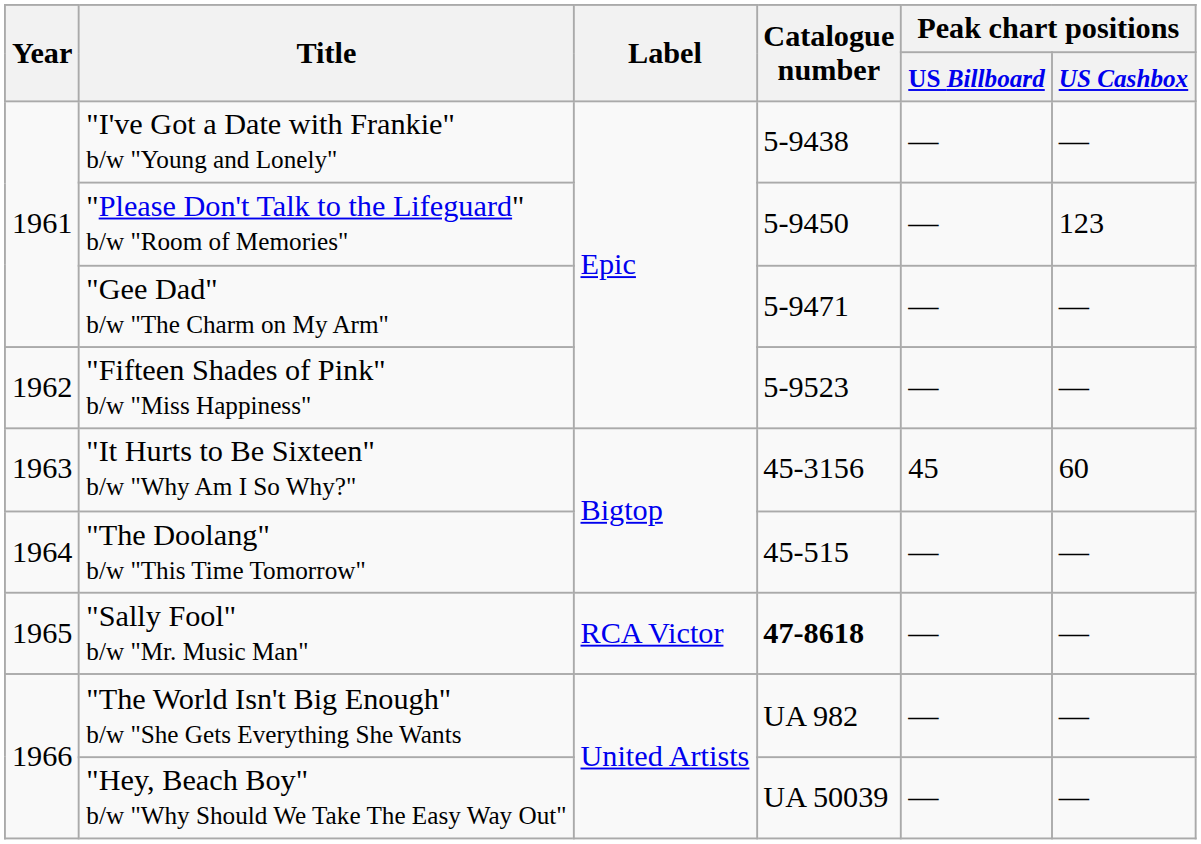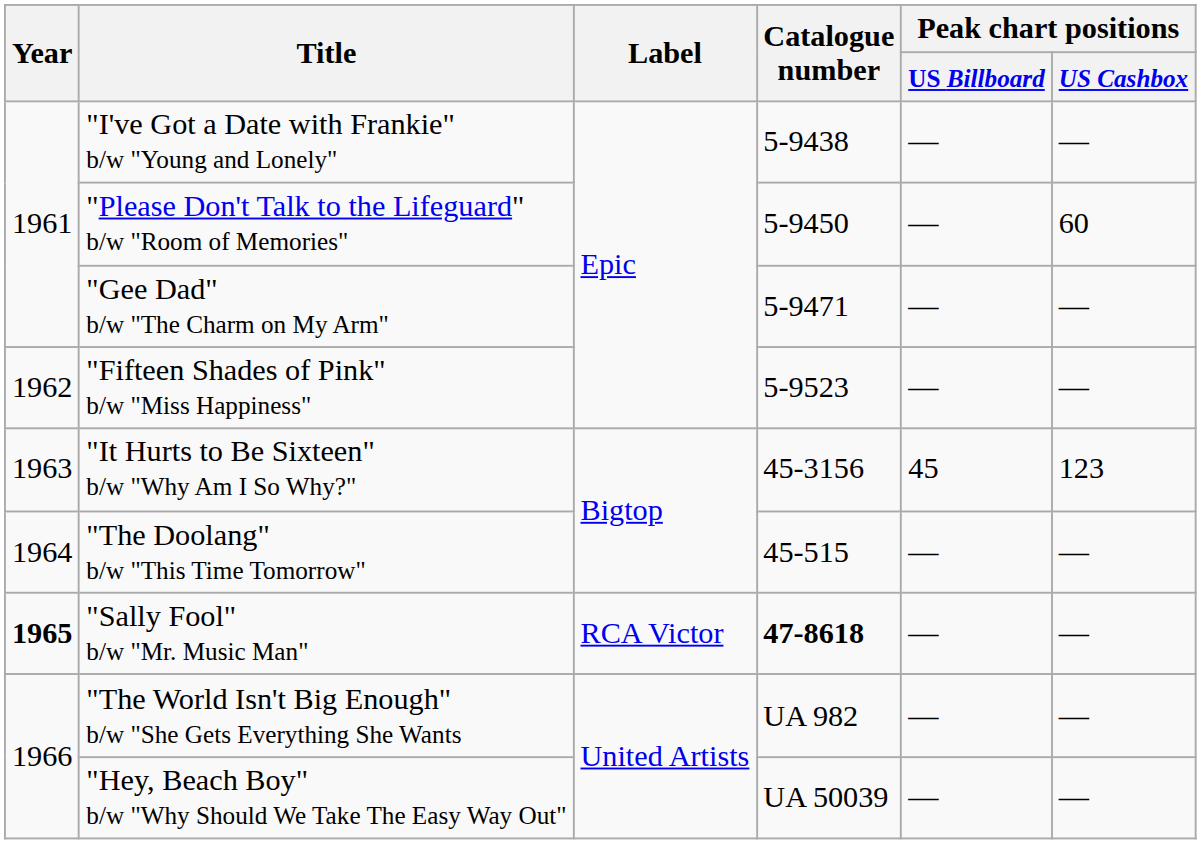(1081, 223) 123 -> (1074, 223) 60
(1074, 469) 60 -> (1081, 469) 123
(42, 633) normal -> (42, 633) bold
